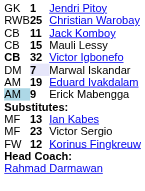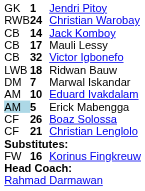(36, 20) 25 -> (36, 20) 24
(36, 33) 11 -> (36, 33) 14
(36, 45) 15 -> (36, 45) 17
(12, 57) bold -> (12, 57) normal
+ row: (83, 70)
(33, 70) lavender background -> (33, 82) no background
(36, 82) 19 -> (36, 94) 10
(33, 94) 9 -> (33, 107) 5
+ row: (83, 119)
+ row: (94, 131)
- row: (74, 119)
- row: (81, 131)
(36, 144) 12 -> (36, 156) 16
